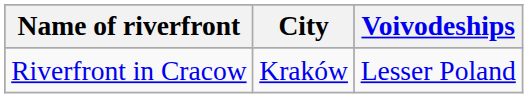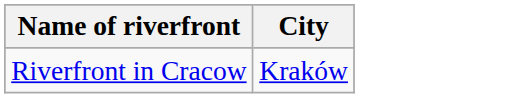- column: (438, 26)
